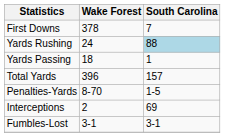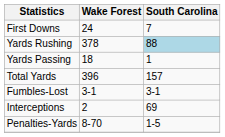(90, 28) 378 -> (87, 28) 24
(87, 44) 24 -> (90, 44) 378
rows swapped: (37, 124) <-> (42, 92)
